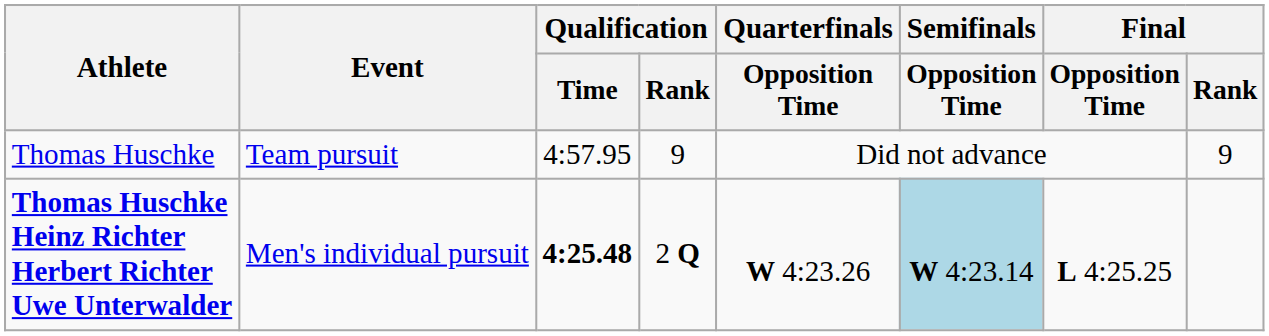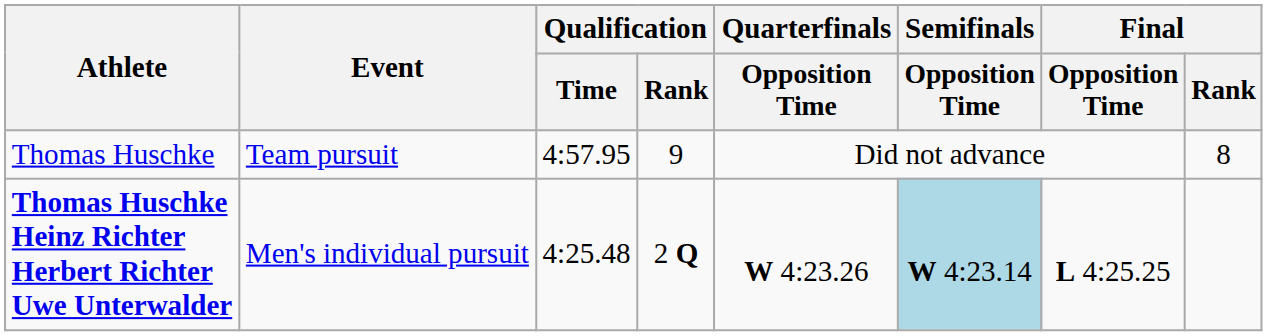(1225, 154) 9 -> (1224, 154) 8
(587, 254) bold -> (587, 254) normal
